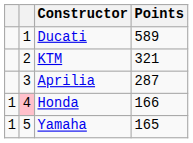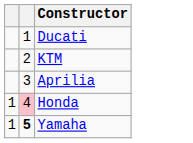- column: (159, 16)
(27, 127) normal -> (27, 127) bold
